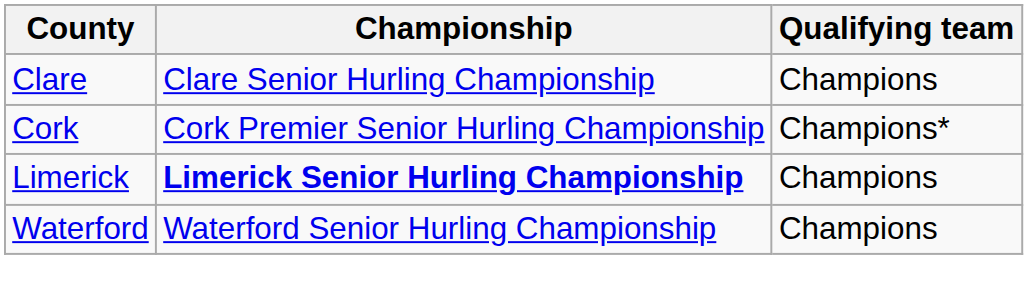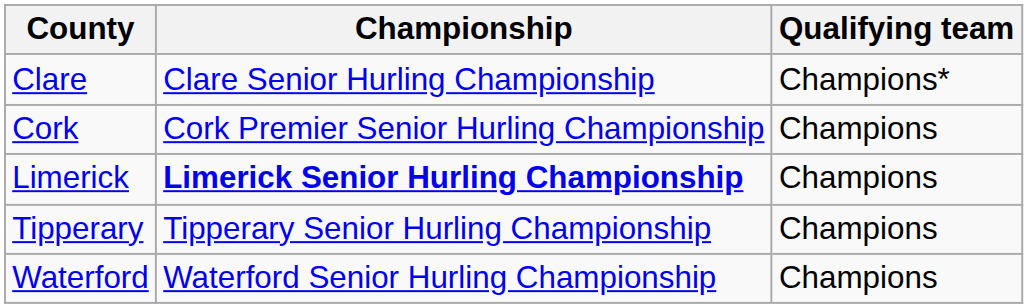(858, 79) Champions -> (864, 79) Champions*
(864, 128) Champions* -> (858, 128) Champions
+ row: (78, 228)
